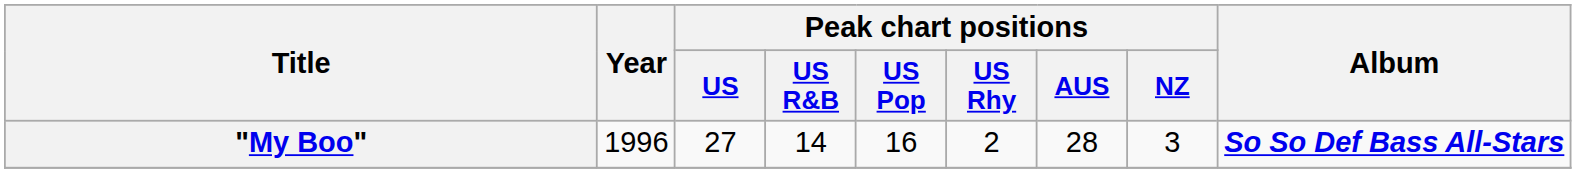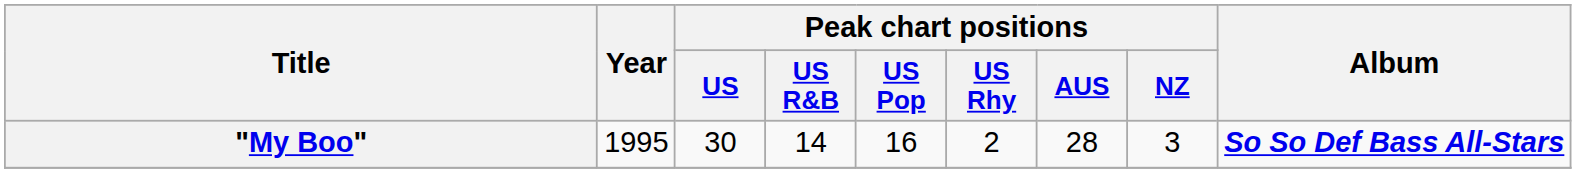(636, 143) 1996 -> (636, 143) 1995
(720, 143) 27 -> (720, 143) 30
